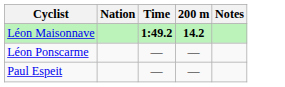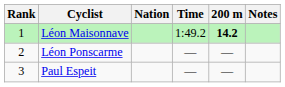+ column: (21, 14)
(157, 33) bold -> (190, 33) normal
